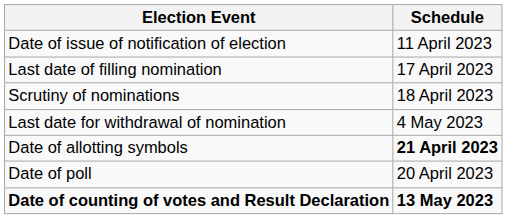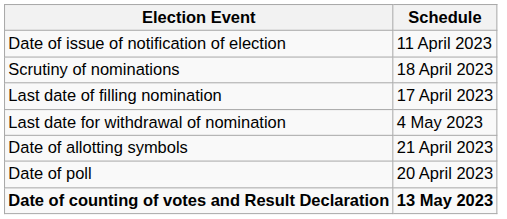rows swapped: (115, 69) <-> (94, 95)
(447, 148) bold -> (445, 148) normal
